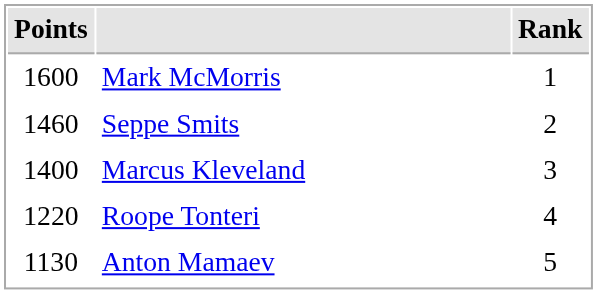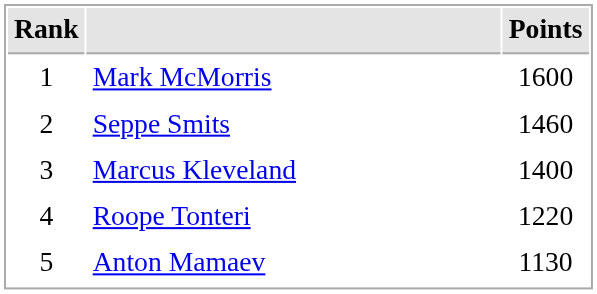columns swapped: (550, 29) <-> (51, 29)
